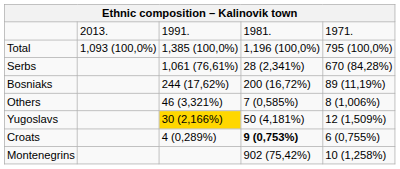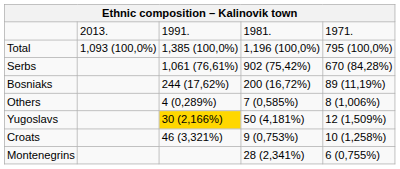(274, 66) 28 (2,341%) -> (277, 66) 902 (75,42%)
(192, 102) 46 (3,321%) -> (189, 102) 4 (0,289%)
(189, 137) 4 (0,289%) -> (192, 137) 46 (3,321%)
(271, 137) bold -> (271, 137) normal
(353, 137) 6 (0,755%) -> (356, 137) 10 (1,258%)
(277, 155) 902 (75,42%) -> (274, 155) 28 (2,341%)
(356, 155) 10 (1,258%) -> (353, 155) 6 (0,755%)
